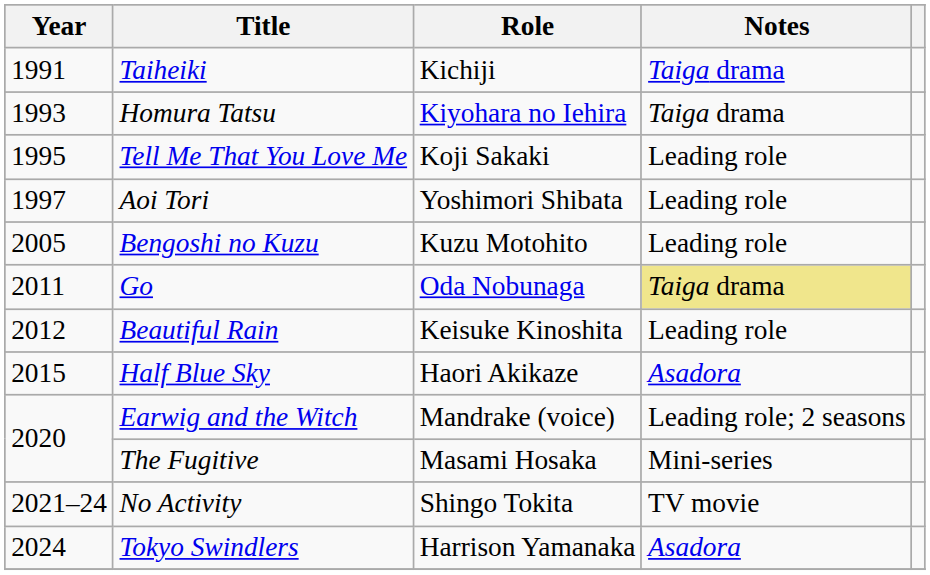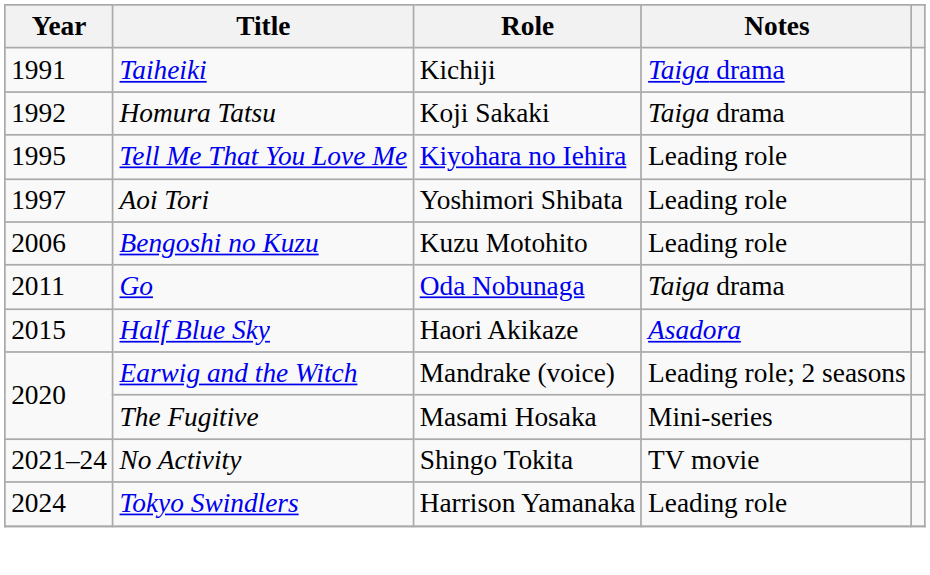(39, 112) 1993 -> (39, 112) 1992
(523, 112) Kiyohara no Iehira -> (485, 112) Koji Sakaki
(485, 156) Koji Sakaki -> (523, 156) Kiyohara no Iehira
(39, 243) 2005 -> (39, 243) 2006
(716, 286) khaki background -> (716, 286) no background
- row: (199, 329)
(694, 546) Asadora -> (718, 503) Leading role
